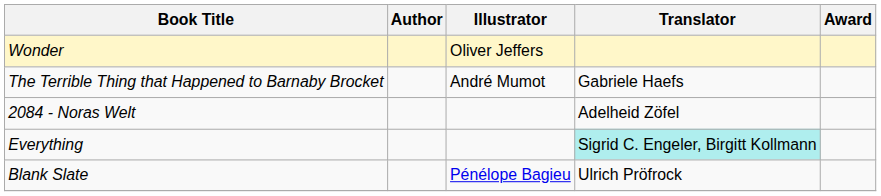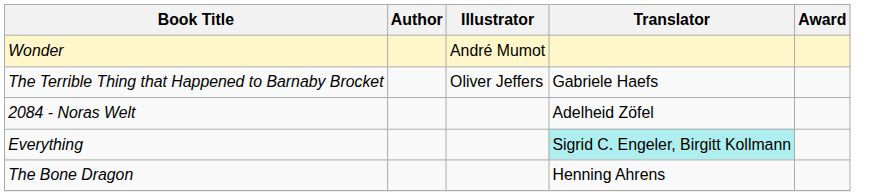(497, 51) Oliver Jeffers -> (498, 51) André Mumot
(498, 82) André Mumot -> (497, 82) Oliver Jeffers
+ row: (71, 175)
- row: (48, 175)
